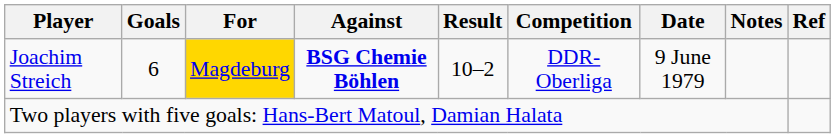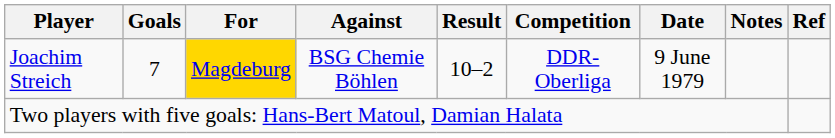(153, 68) 6 -> (154, 68) 7
(366, 68) bold -> (366, 68) normal
